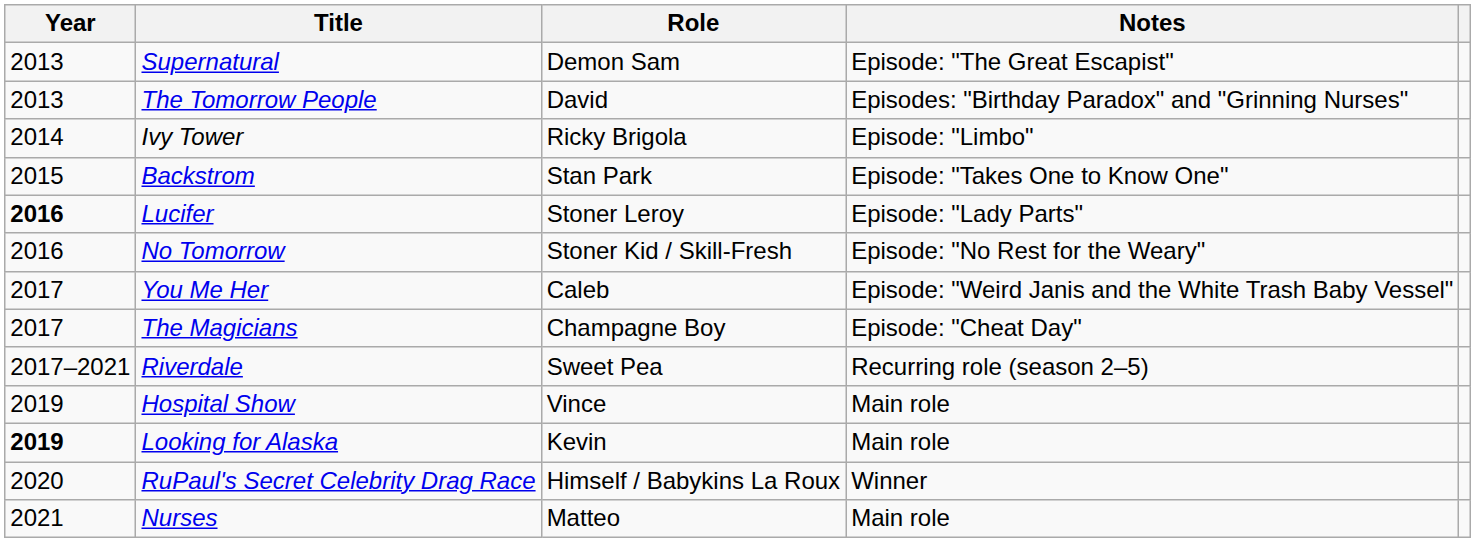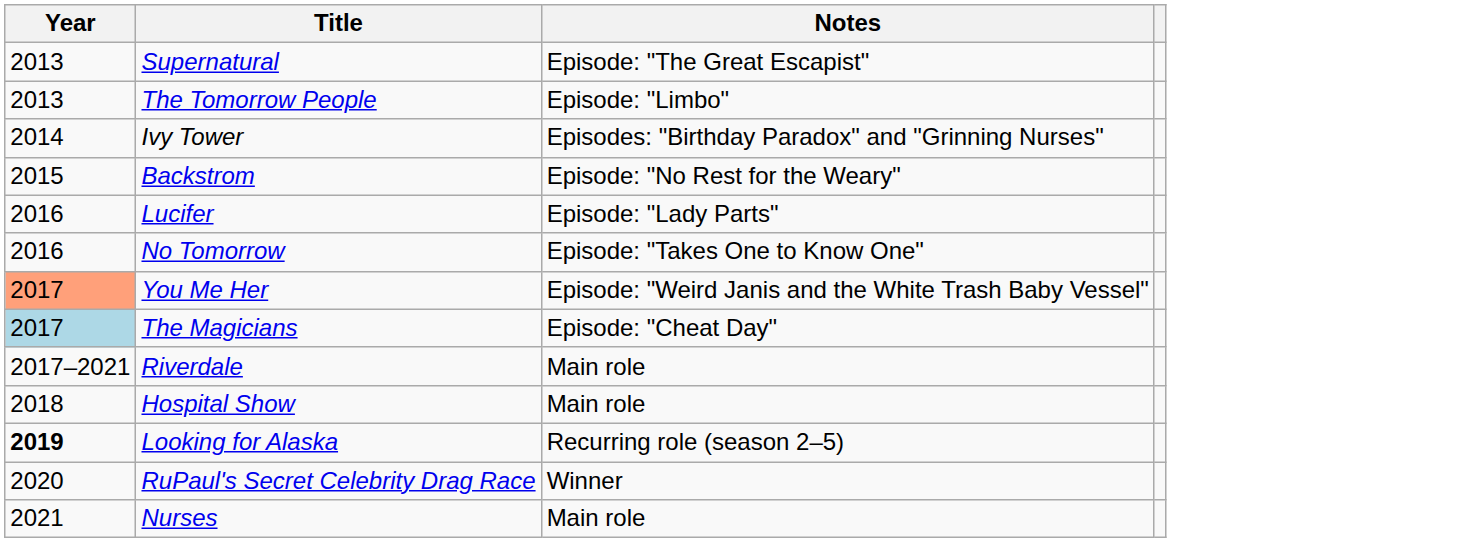- column: (693, 23)
(1130, 99) Episodes: "Birthday Paradox" and "Grinning Nurses" -> (638, 99) Episode: "Limbo"
(942, 137) Episode: "Limbo" -> (825, 137) Episodes: "Birthday Paradox" and "Grinning Nurses"
(1040, 175) Episode: "Takes One to Know One" -> (724, 175) Episode: "No Rest for the Weary"
(37, 213) bold -> (37, 213) normal
(1028, 251) Episode: "No Rest for the Weary" -> (735, 251) Episode: "Takes One to Know One"
(37, 289) no background -> (37, 289) lightsalmon background
(37, 328) no background -> (37, 328) lightblue background
(1000, 366) Recurring role (season 2–5) -> (596, 366) Main role
(37, 404) 2019 -> (37, 404) 2018
(901, 442) Main role -> (695, 442) Recurring role (season 2–5)
